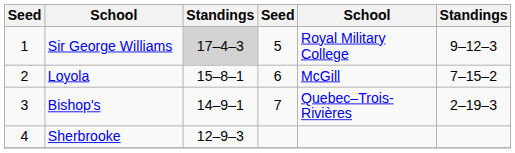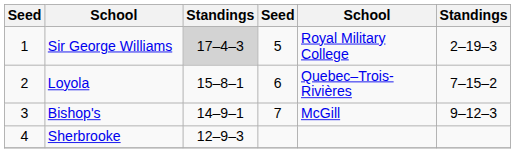(474, 45) 9–12–3 -> (474, 45) 2–19–3
(321, 76) McGill -> (347, 84) Quebec–Trois-Rivières
(347, 106) Quebec–Trois-Rivières -> (321, 114) McGill
(474, 106) 2–19–3 -> (474, 114) 9–12–3
